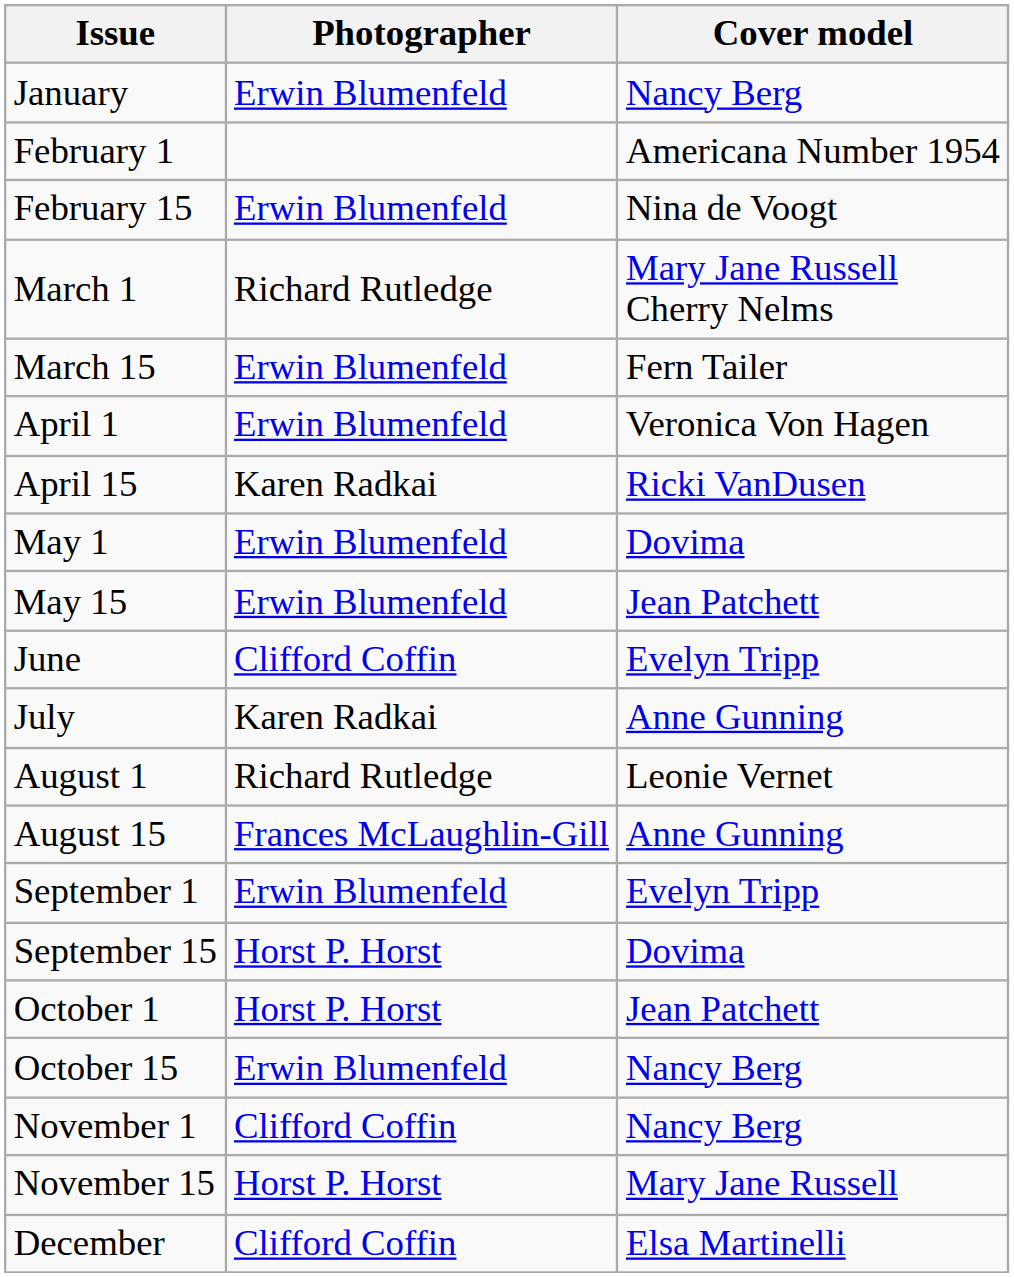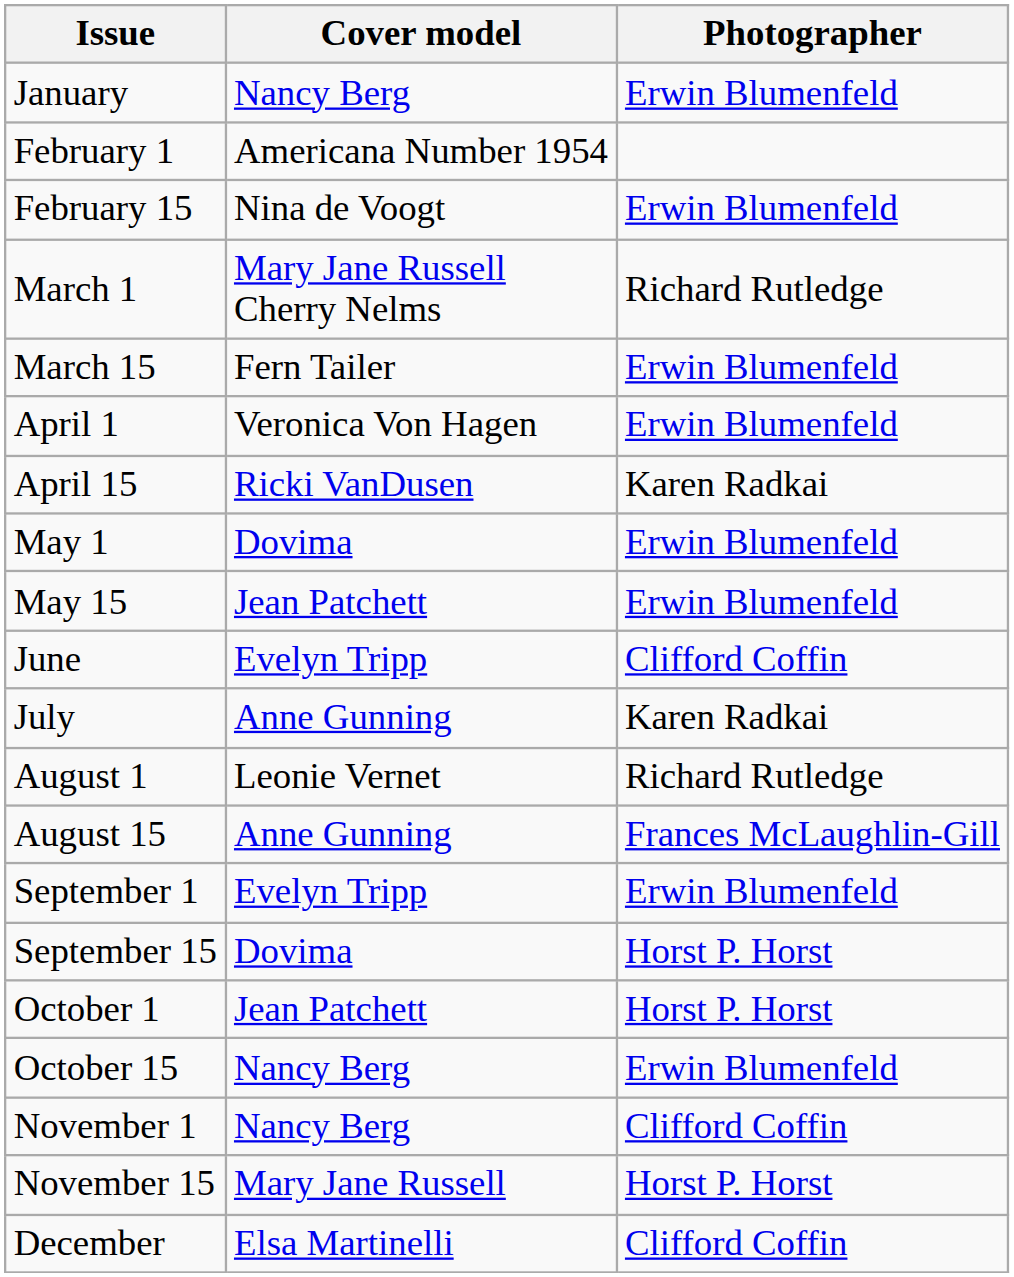columns swapped: (813, 33) <-> (422, 33)
